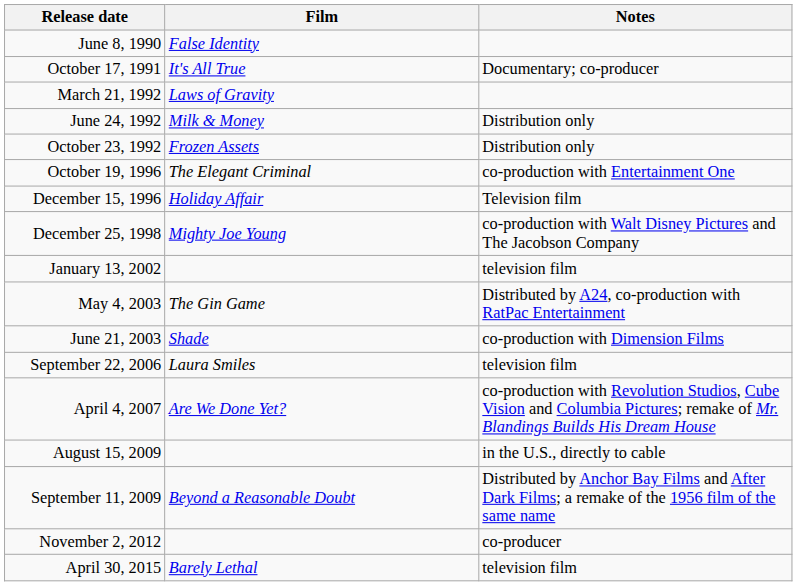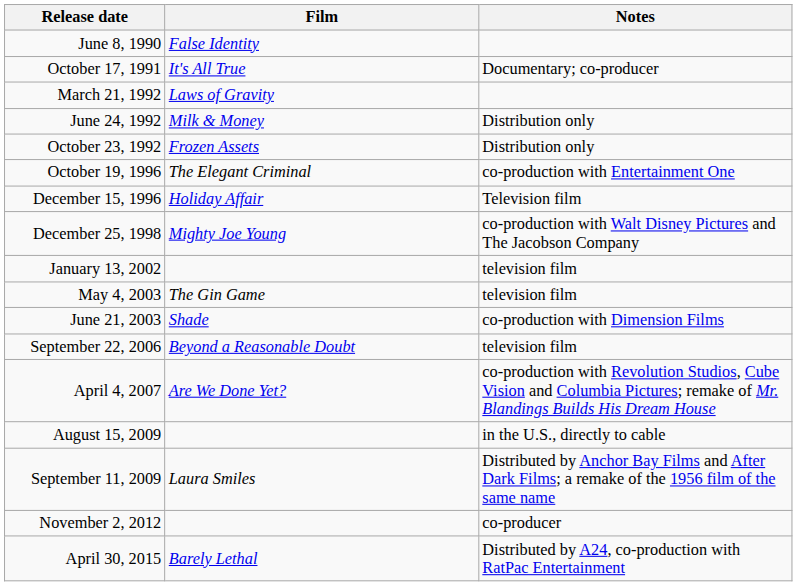(611, 303) Distributed by A24, co-production with RatPac Entertainment -> (530, 294) television film
(212, 364) Laura Smiles -> (262, 346) Beyond a Reasonable Doubt
(262, 497) Beyond a Reasonable Doubt -> (212, 479) Laura Smiles
(530, 567) television film -> (611, 558) Distributed by A24, co-production with RatPac Entertainment
